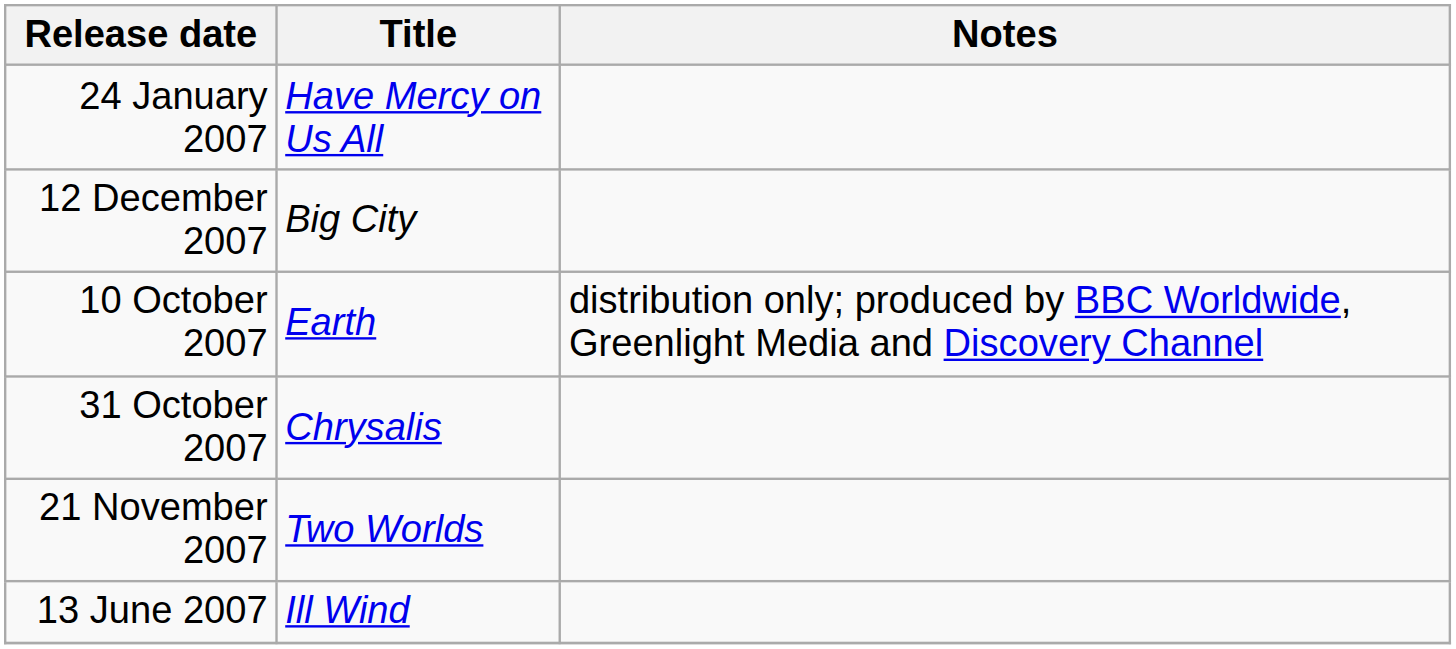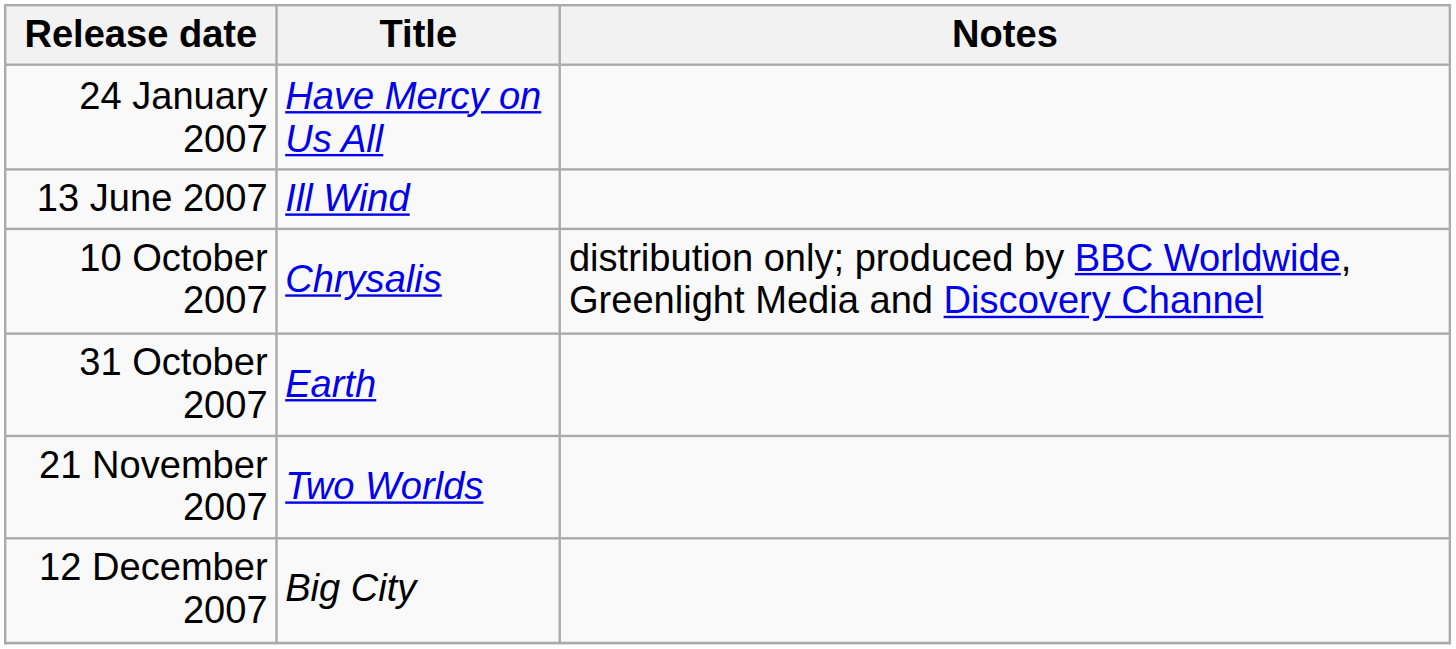rows swapped: (152, 611) <-> (153, 219)
(331, 322) Earth -> (364, 280) Chrysalis
(364, 426) Chrysalis -> (331, 383) Earth
